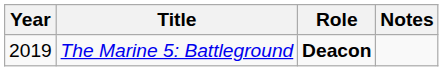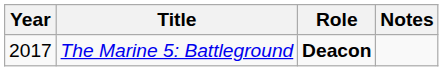(30, 50) 2019 -> (30, 50) 2017
